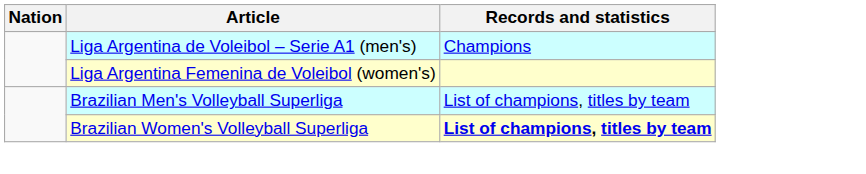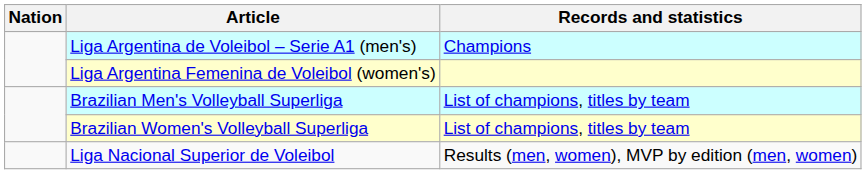(578, 127) bold -> (567, 127) normal
+ row: (202, 155)
